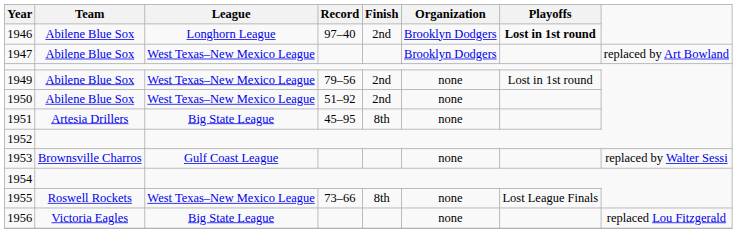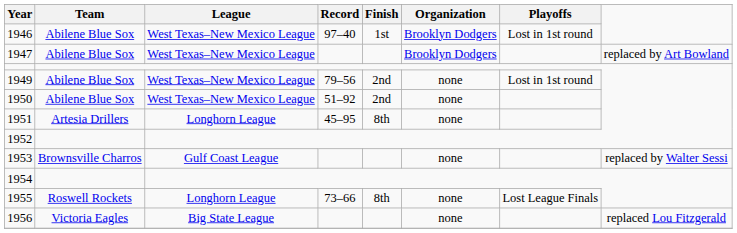(231, 34) Longhorn League -> (231, 34) West Texas–New Mexico League
(382, 34) 2nd -> (382, 34) 1st
(550, 34) bold -> (550, 34) normal
(231, 119) Big State League -> (231, 119) Longhorn League
(231, 198) West Texas–New Mexico League -> (231, 198) Longhorn League
